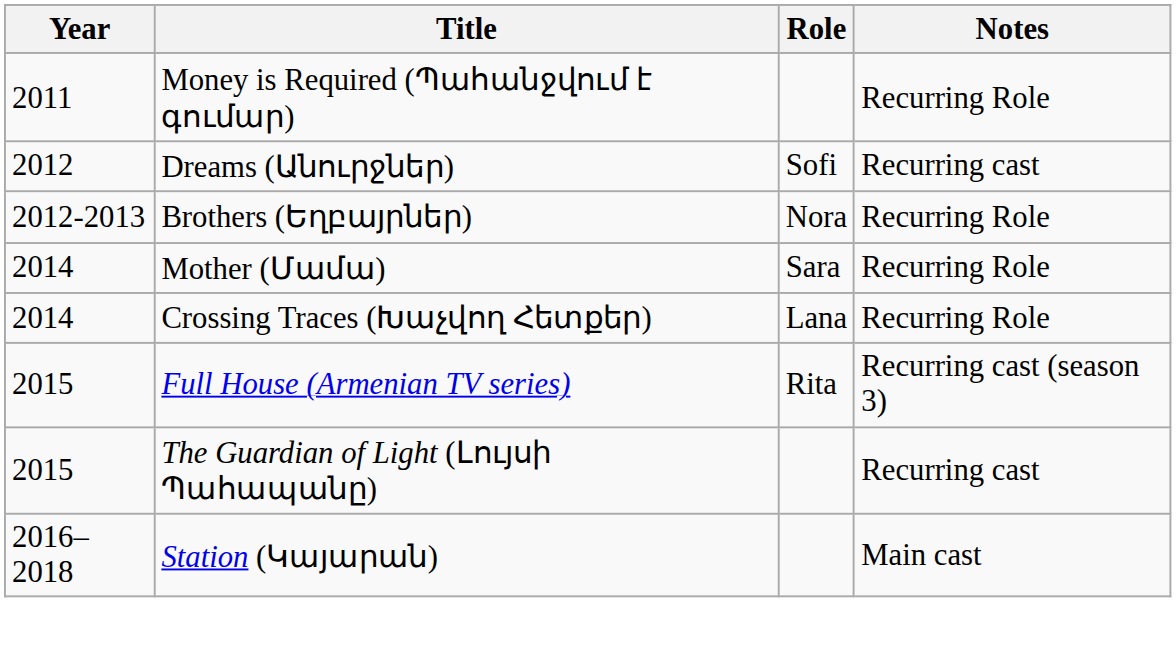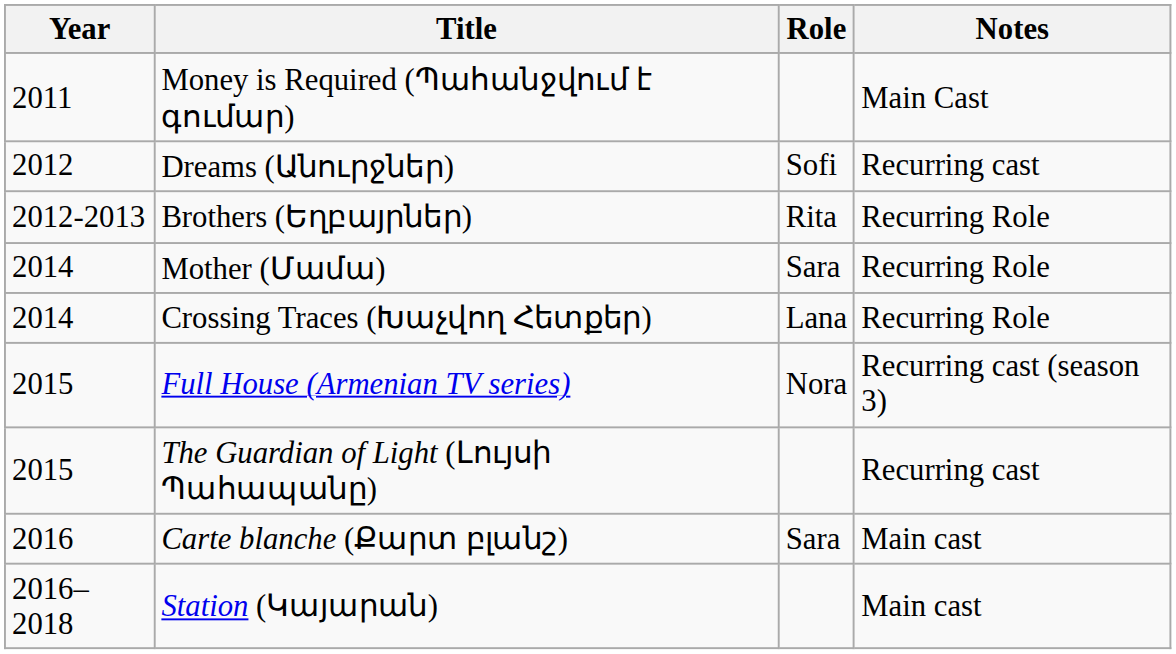(956, 96) Recurring Role -> (925, 96) Main Cast
(816, 216) Nora -> (811, 216) Rita
(811, 384) Rita -> (816, 384) Nora
+ row: (365, 539)
